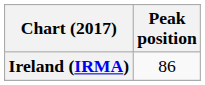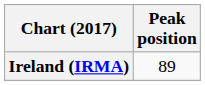(167, 66) 86 -> (167, 66) 89
